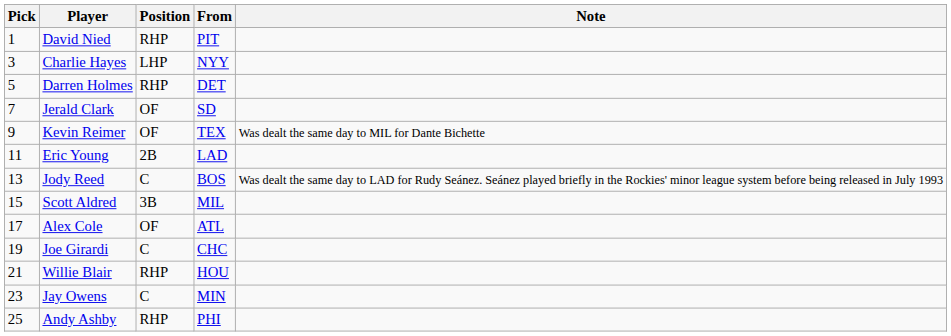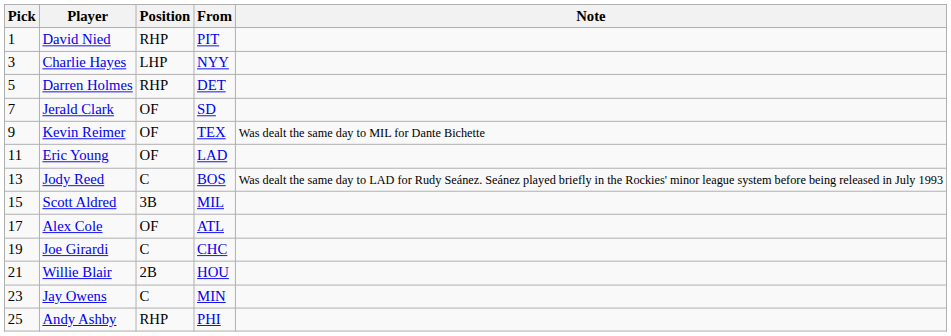(148, 156) 2B -> (149, 156) OF
(154, 272) RHP -> (148, 272) 2B
